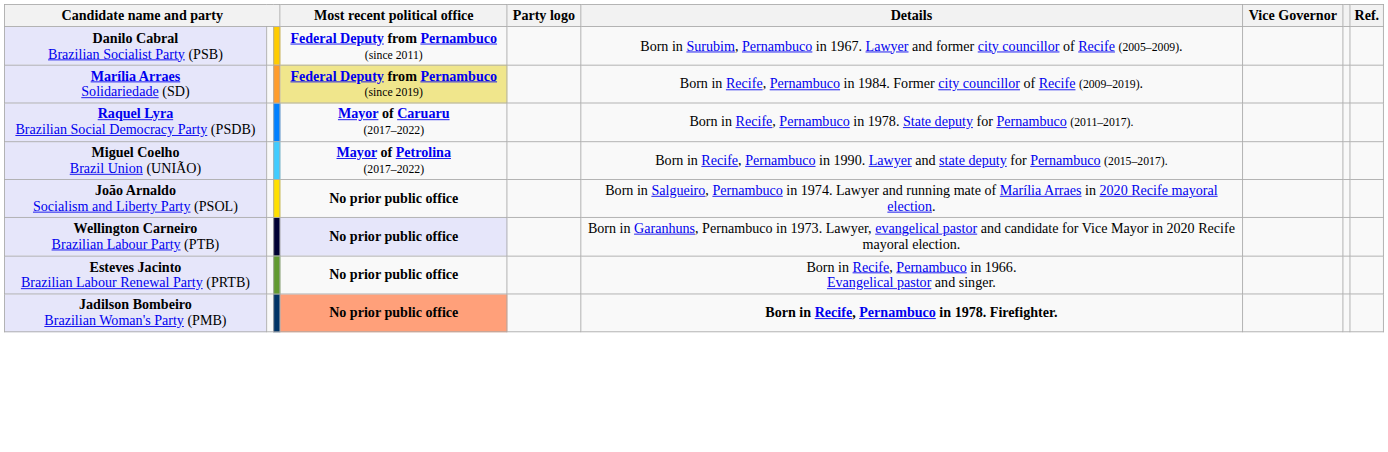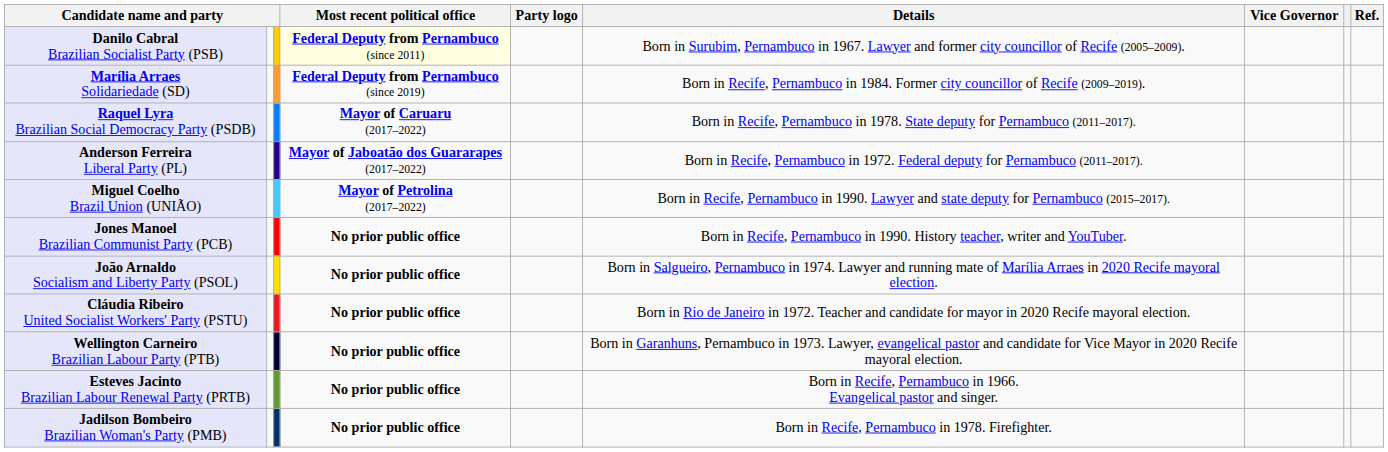(394, 45) no background -> (395, 45) lightyellow background
(394, 84) khaki background -> (395, 84) no background
+ row: (135, 160)
+ row: (135, 236)
+ row: (135, 313)
(394, 236) lavender background -> (395, 351) no background
(394, 313) lightsalmon background -> (395, 427) no background
(911, 313) bold -> (914, 427) normal
